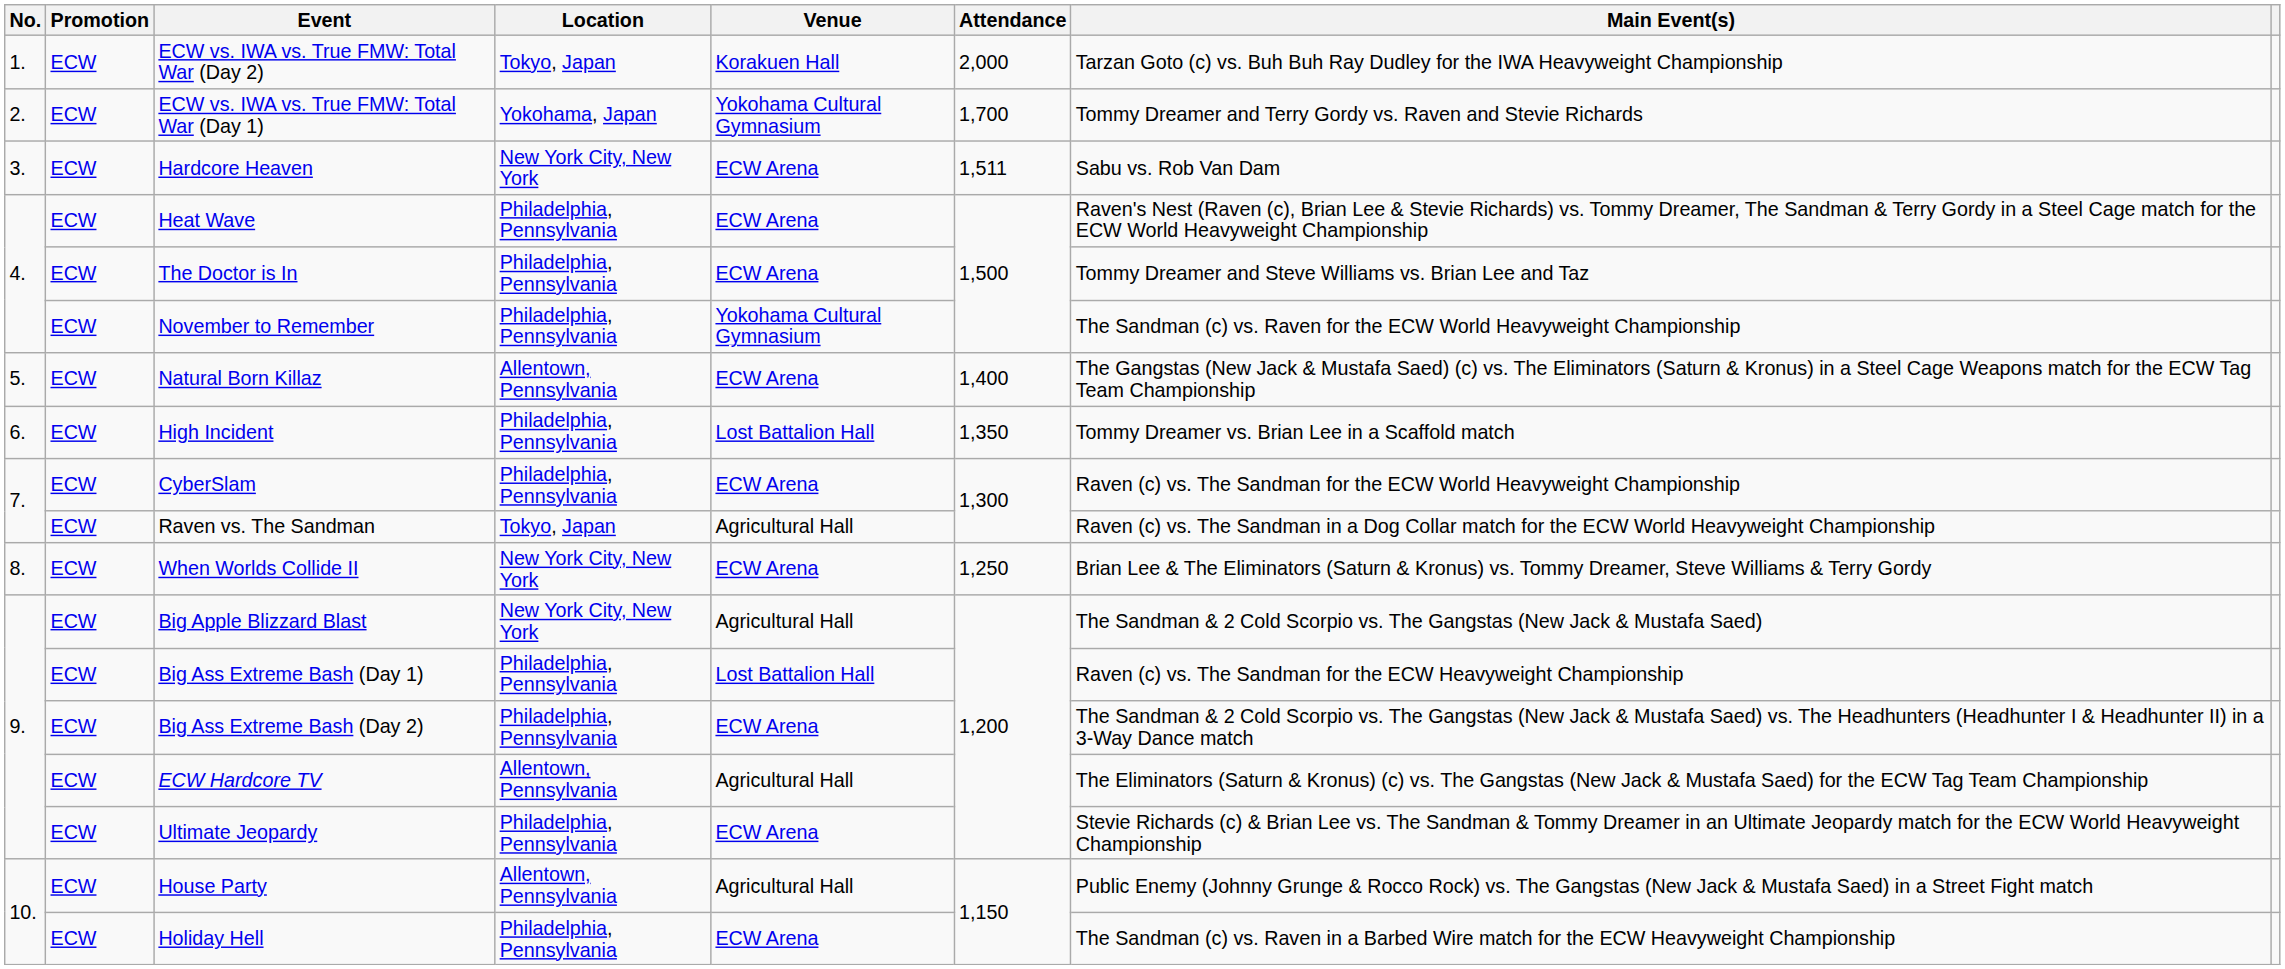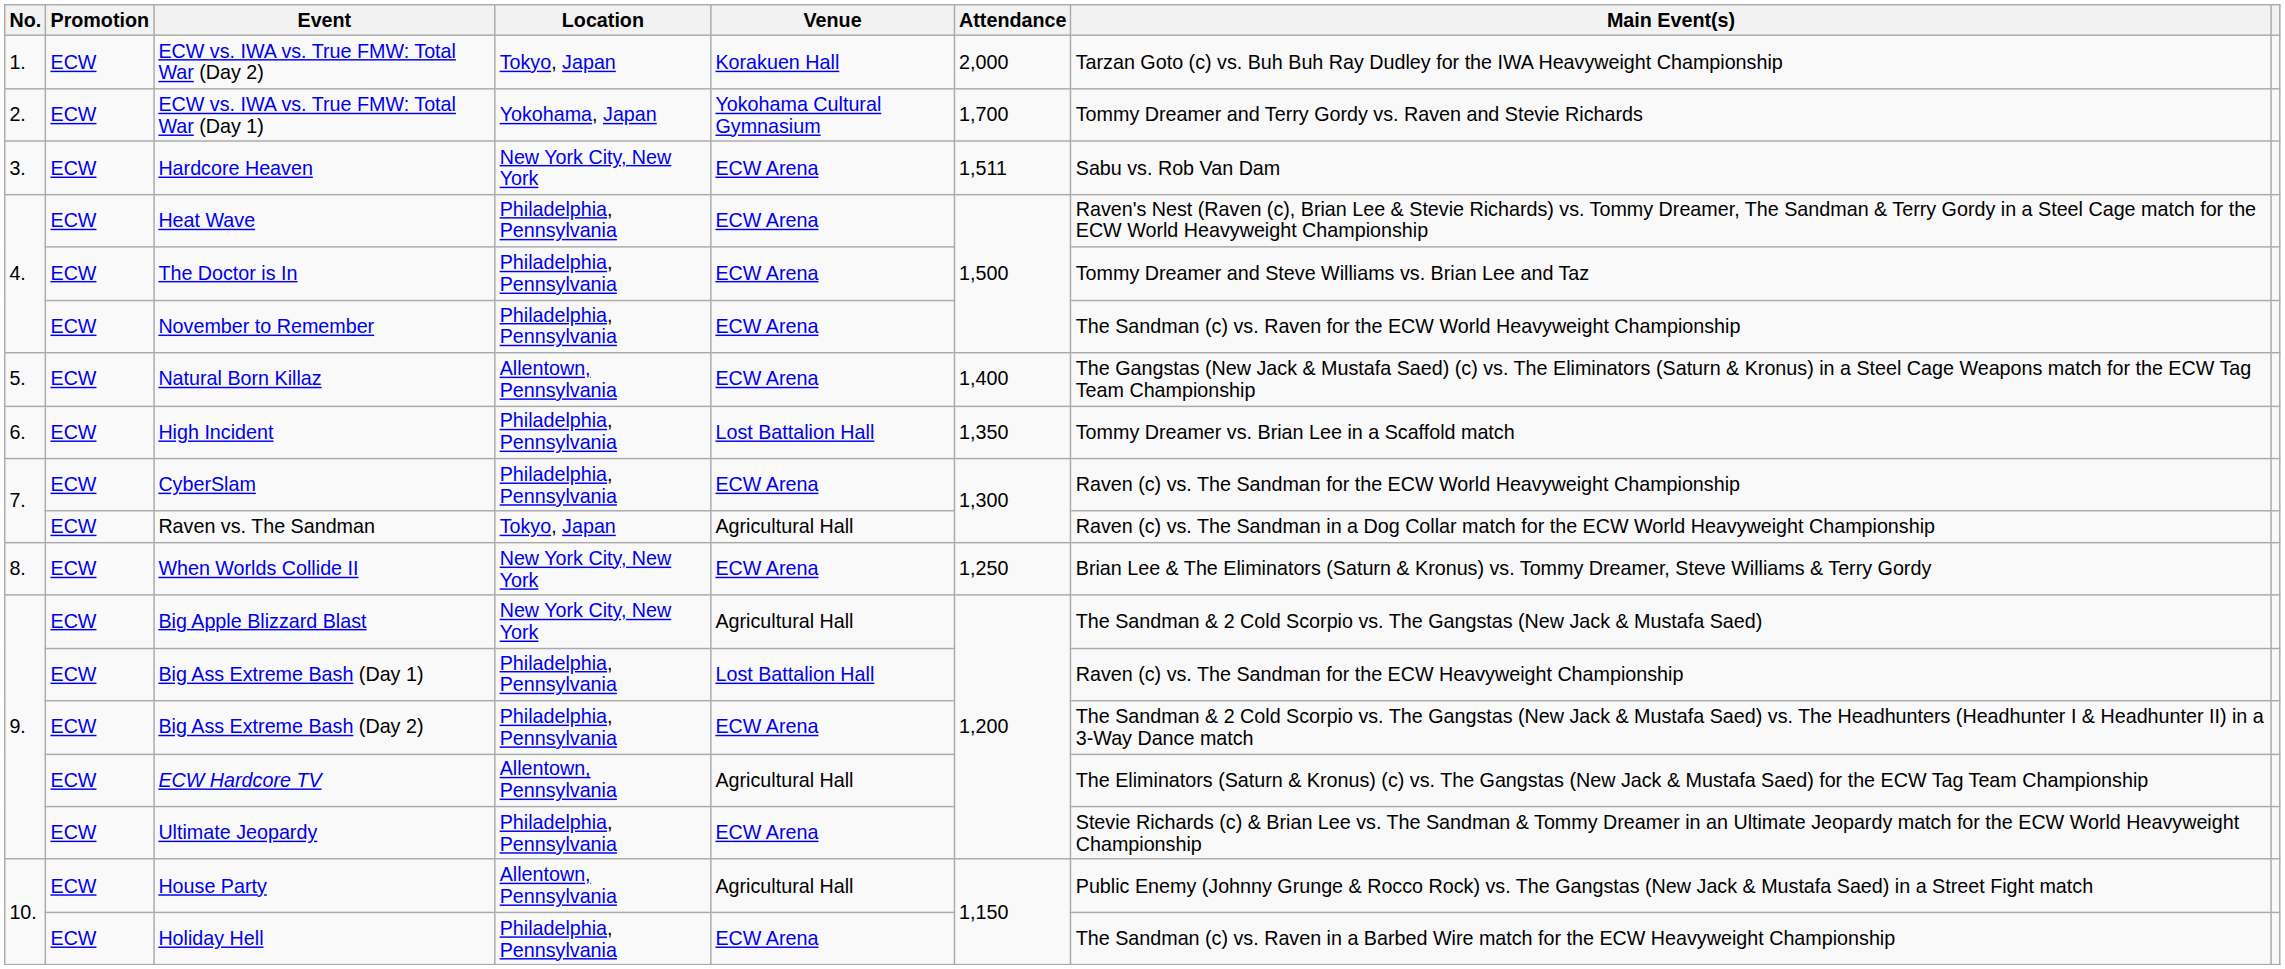(798, 326) Yokohama Cultural Gymnasium -> (767, 326) ECW Arena
